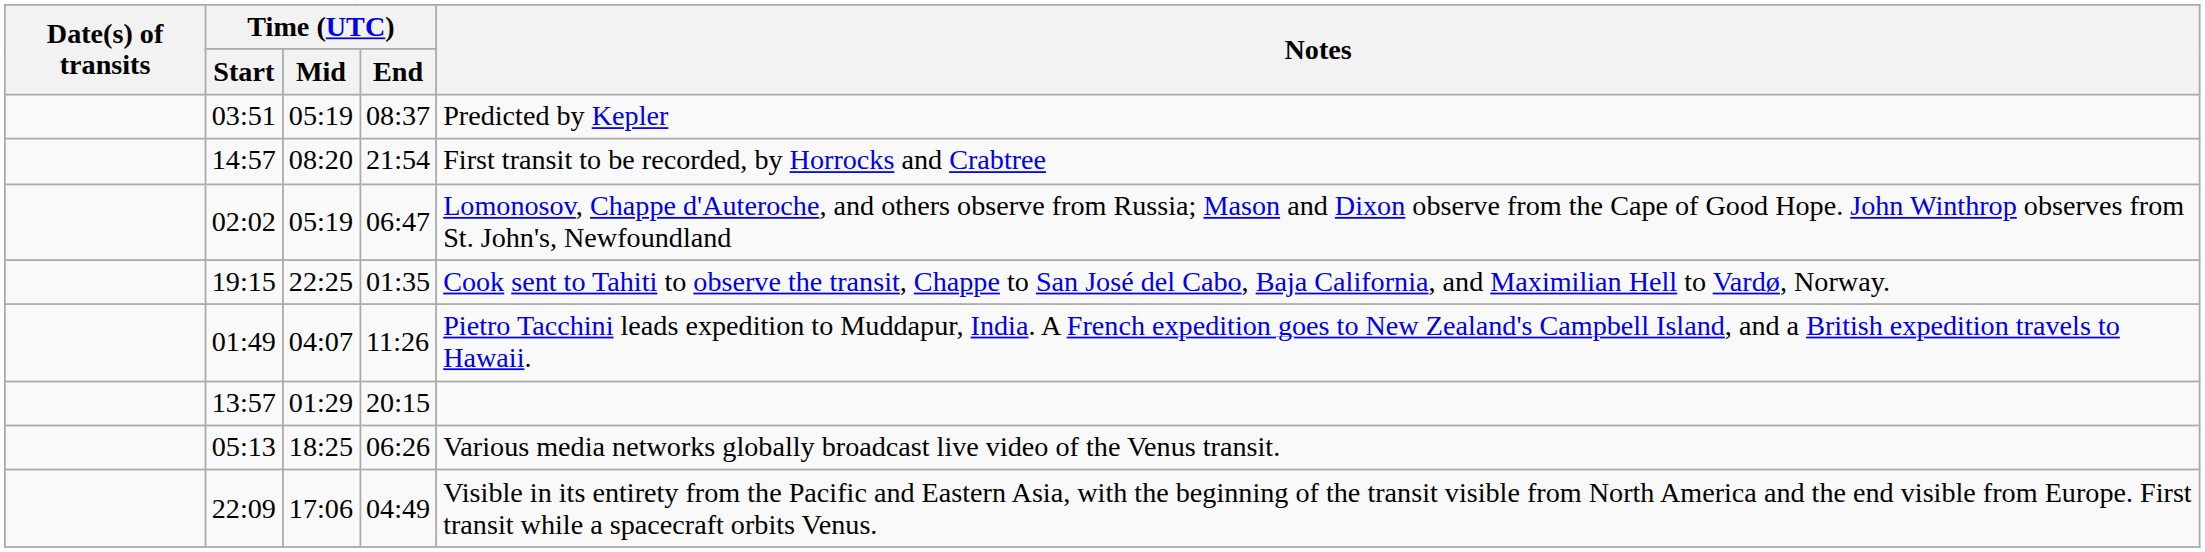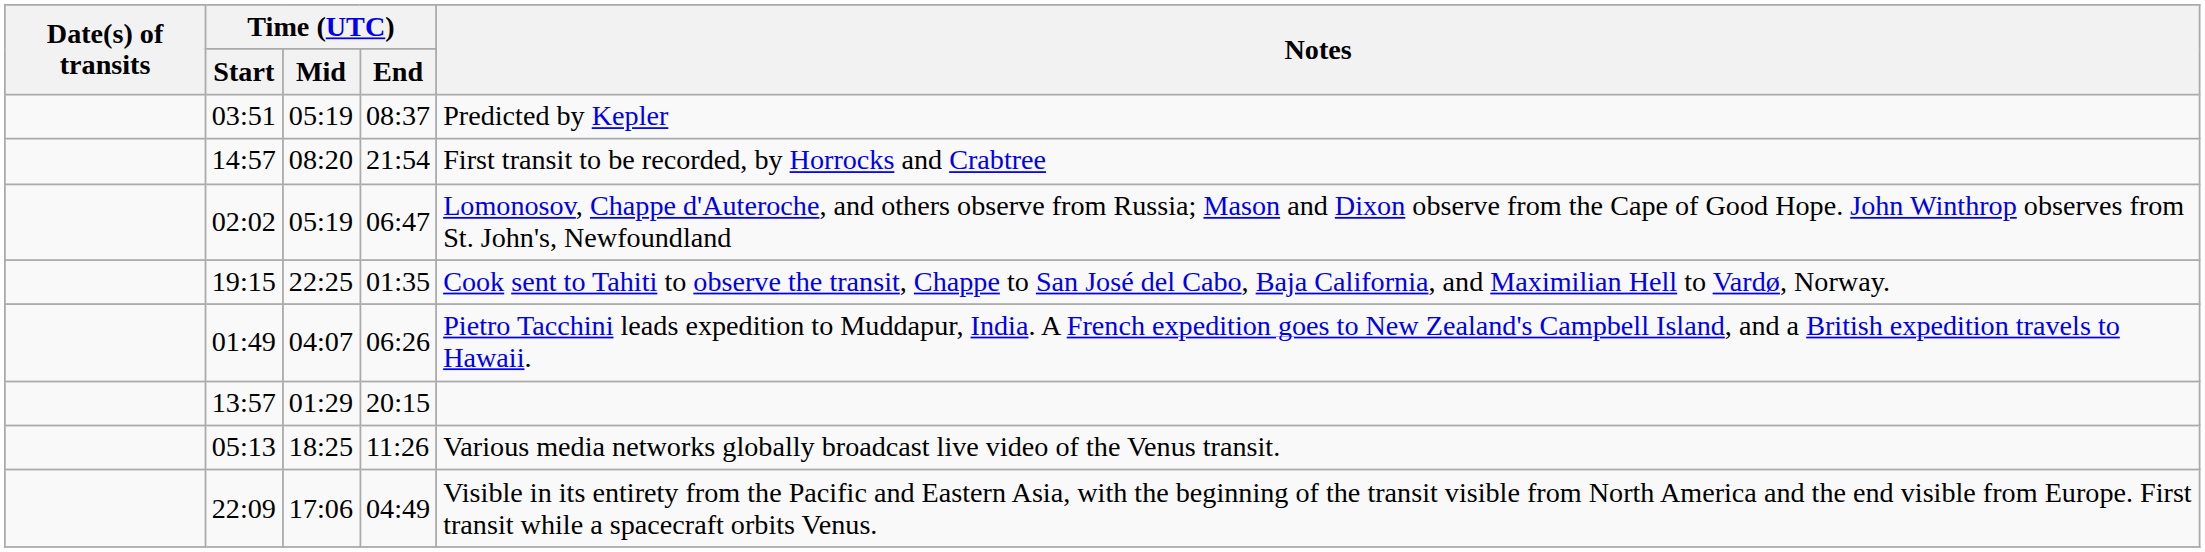(398, 342) 11:26 -> (398, 342) 06:26
(398, 447) 06:26 -> (398, 447) 11:26
